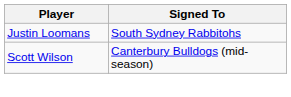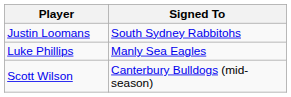+ row: (40, 51)
